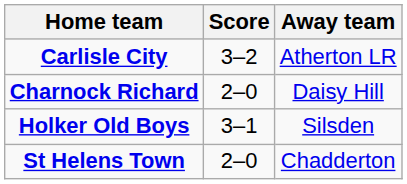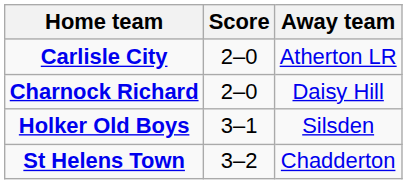(239, 56) 3–2 -> (239, 56) 2–0
(239, 160) 2–0 -> (239, 160) 3–2
